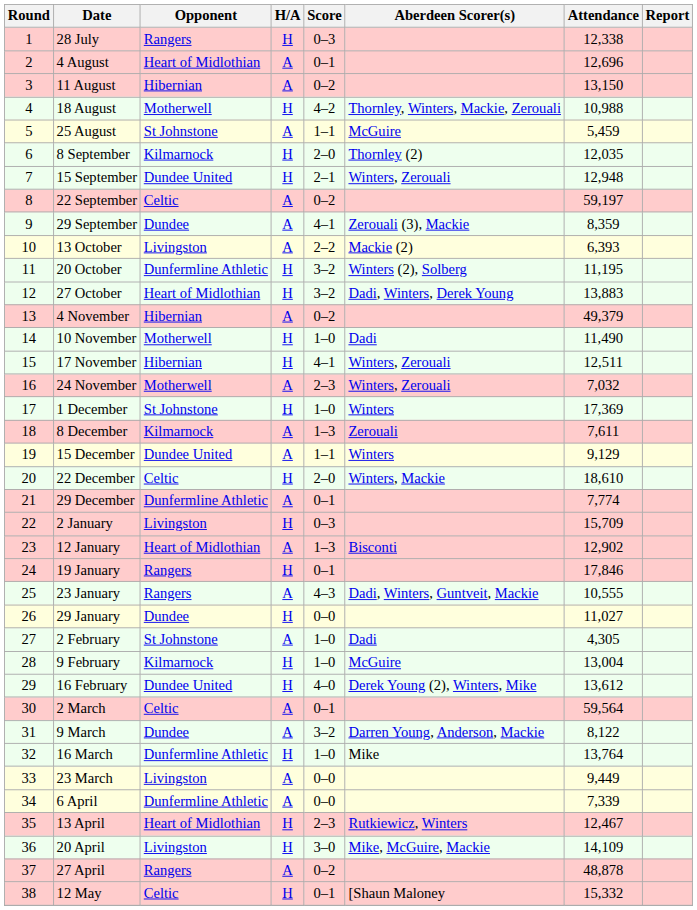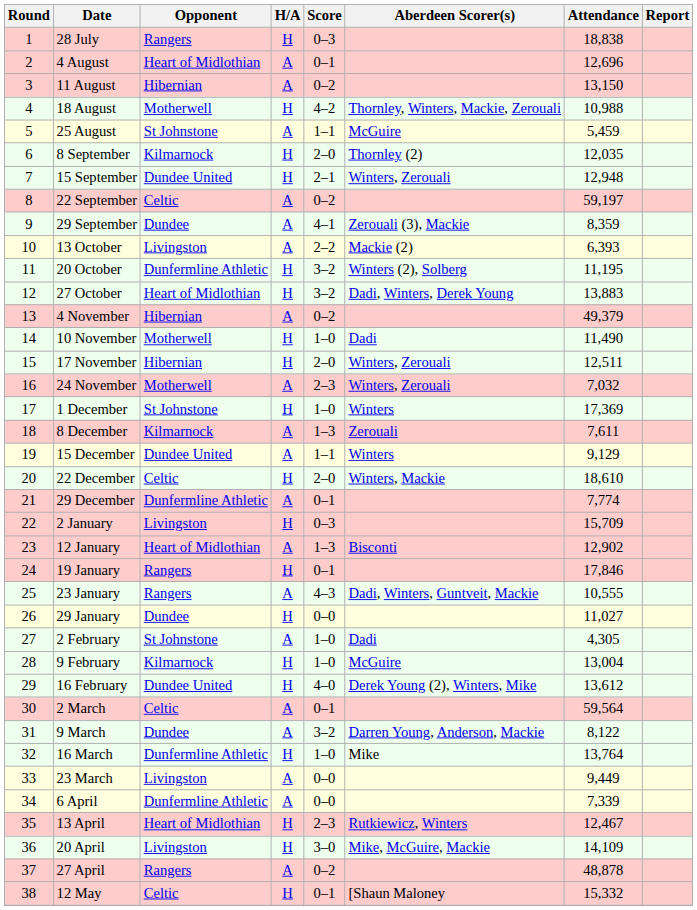(603, 39) 12,338 -> (603, 39) 18,838
(324, 362) 4–1 -> (324, 362) 2–0
